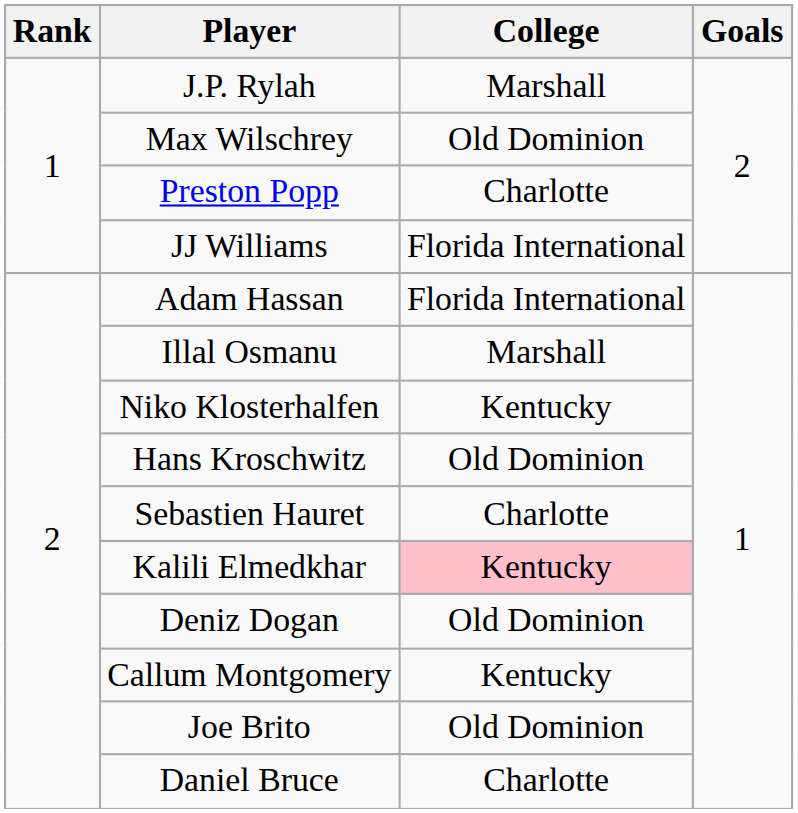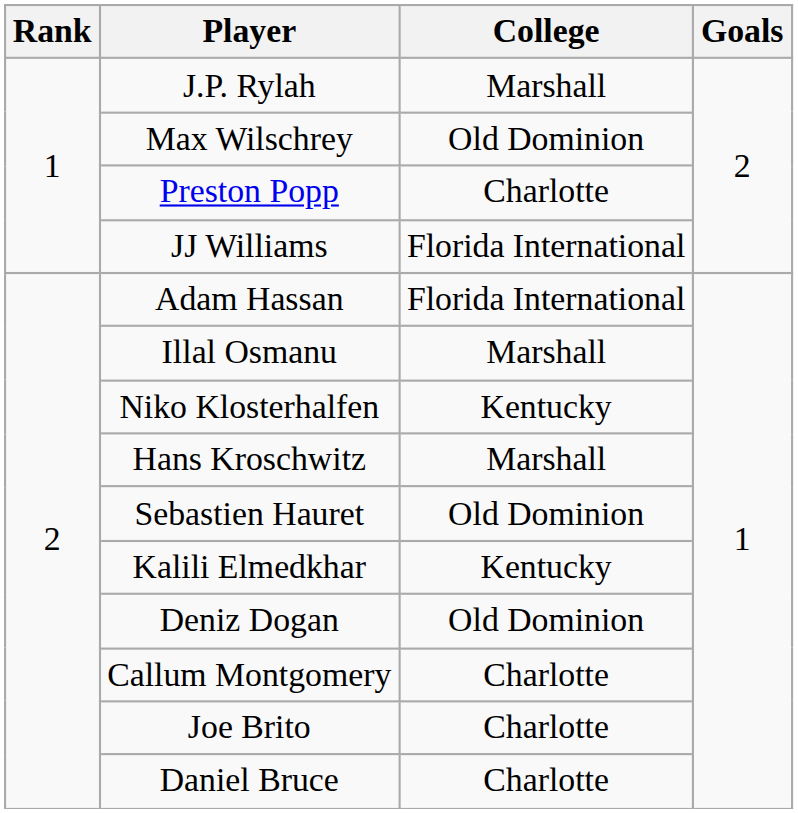(546, 459) Old Dominion -> (546, 459) Marshall
(546, 513) Charlotte -> (546, 513) Old Dominion
(546, 566) pink background -> (546, 566) no background
(546, 673) Kentucky -> (546, 673) Charlotte
(546, 727) Old Dominion -> (546, 727) Charlotte
